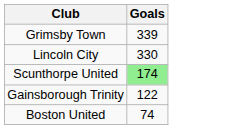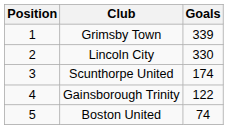+ column: (32, 14)
(147, 74) lightgreen background -> (203, 74) no background
